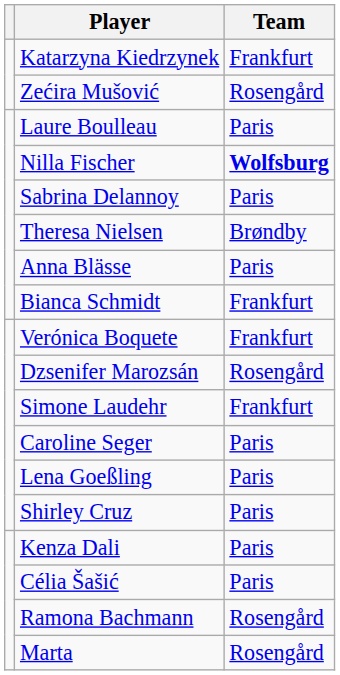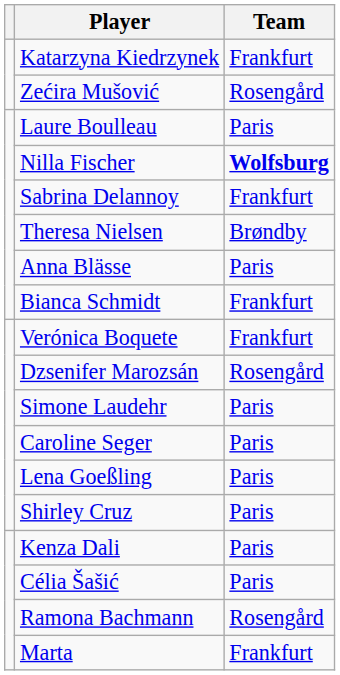(251, 197) Paris -> (271, 197) Frankfurt
(271, 407) Frankfurt -> (251, 407) Paris
(277, 652) Rosengård -> (271, 652) Frankfurt
